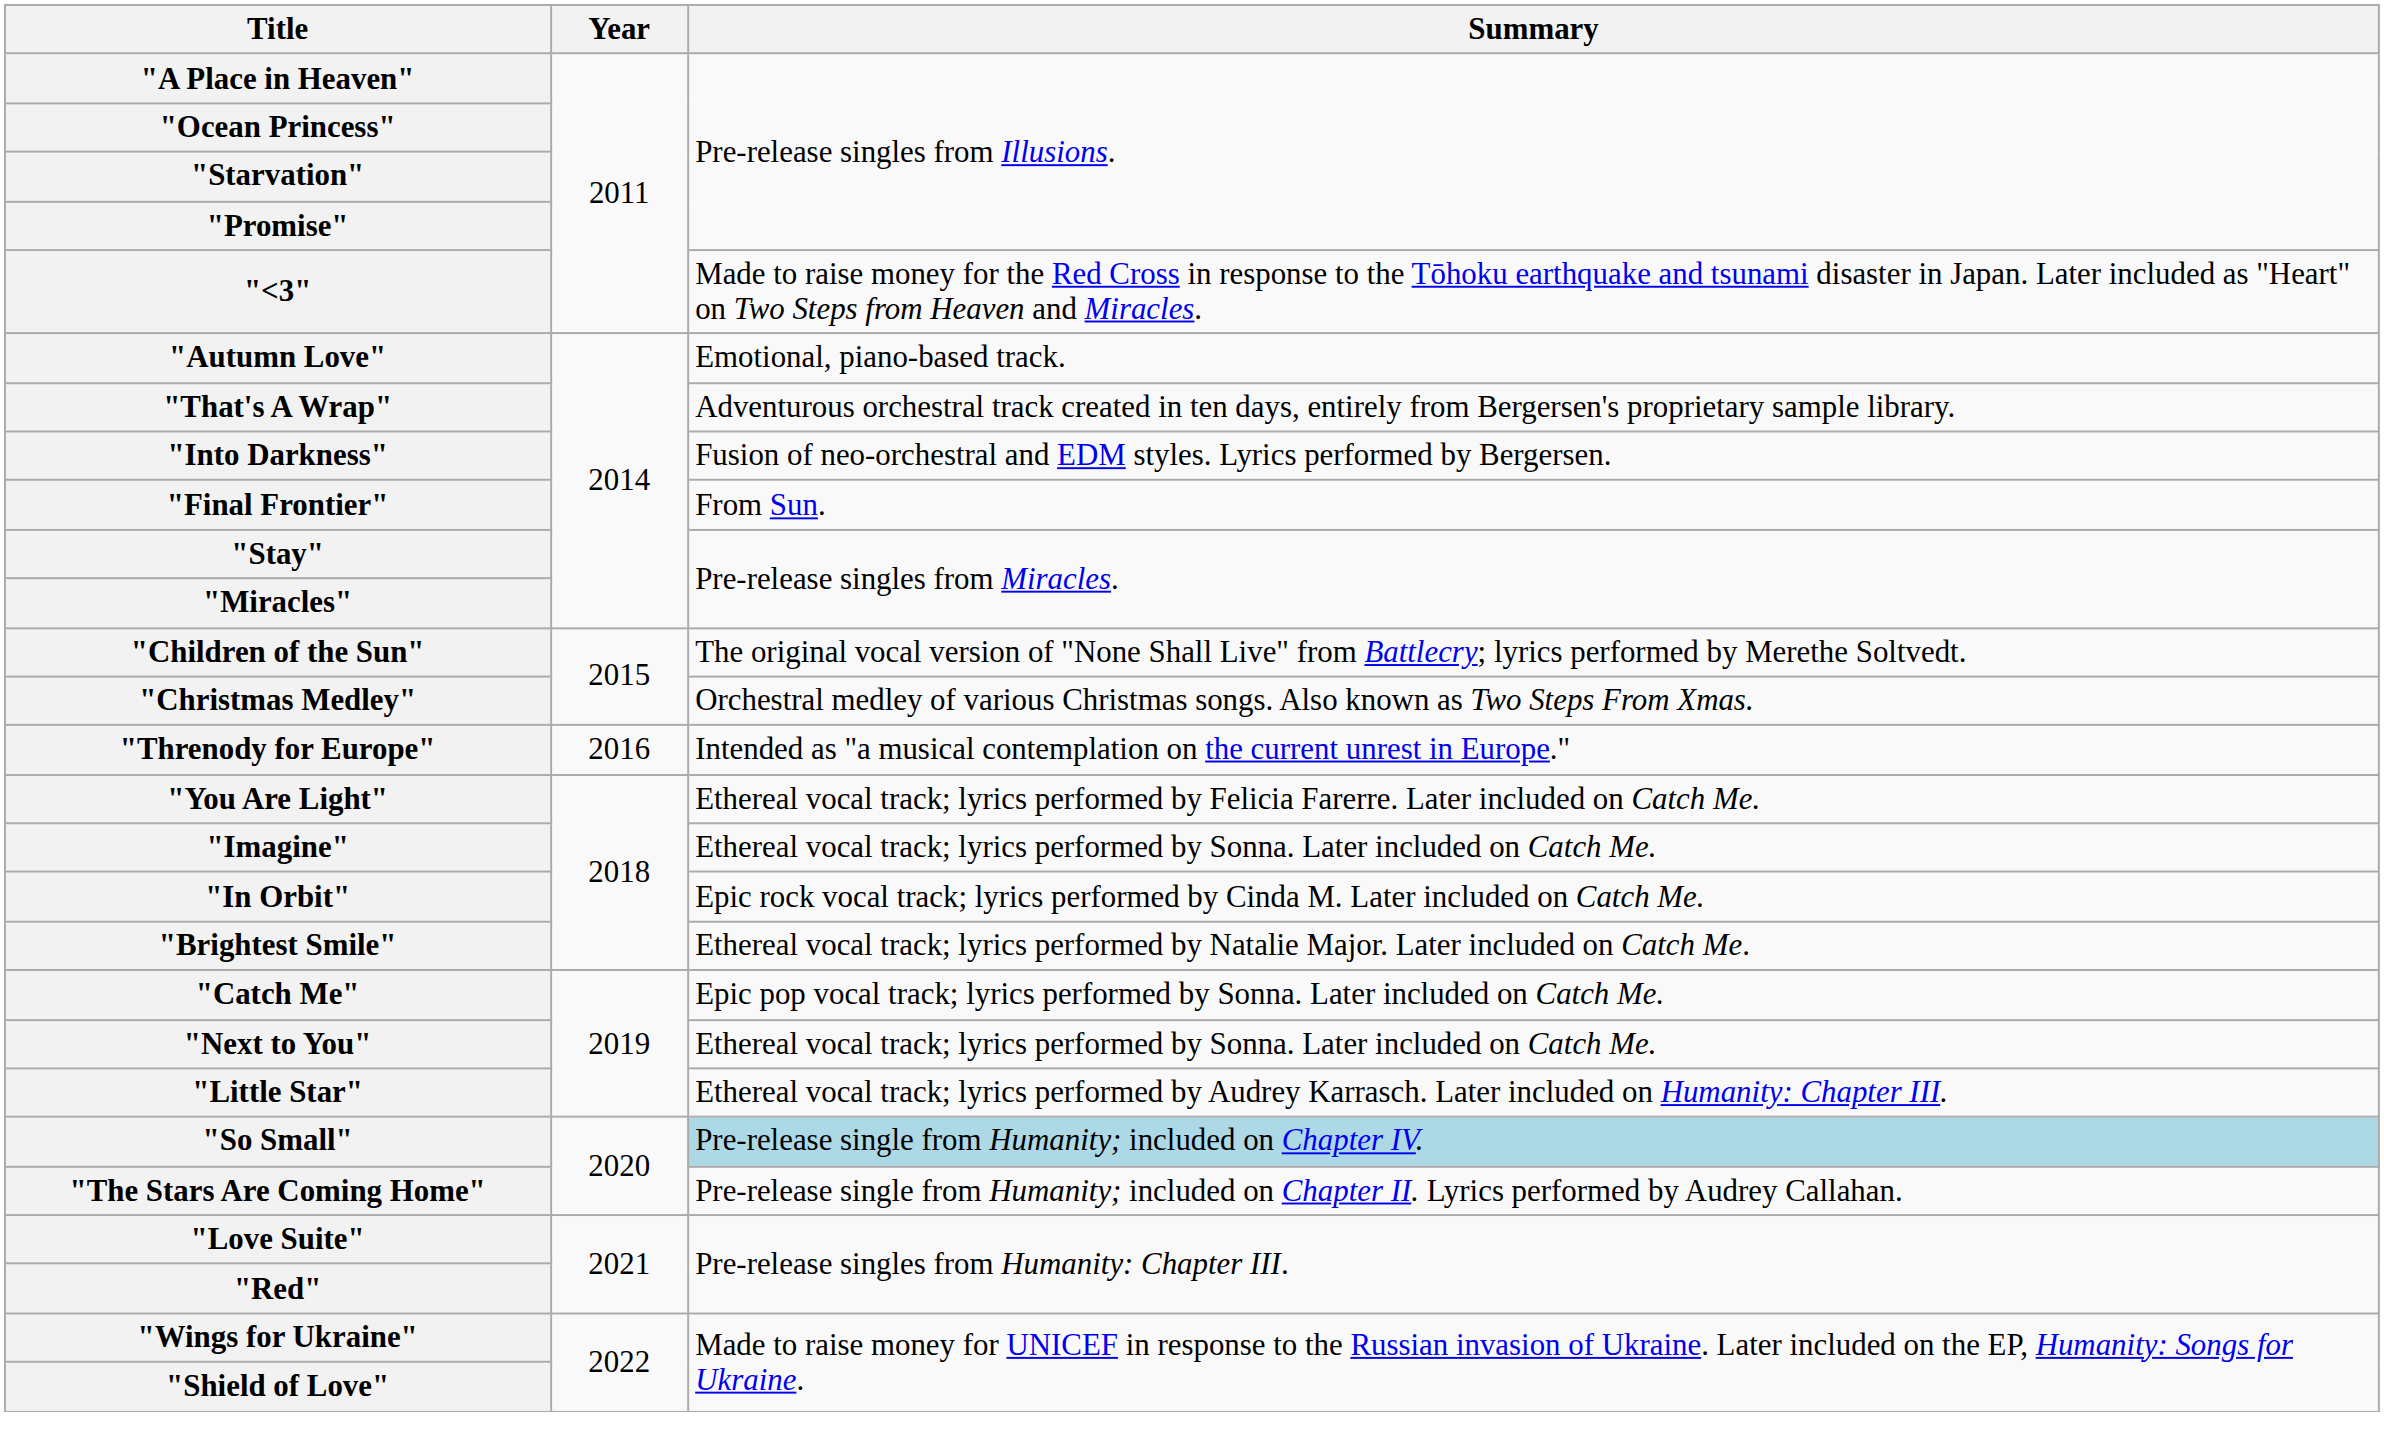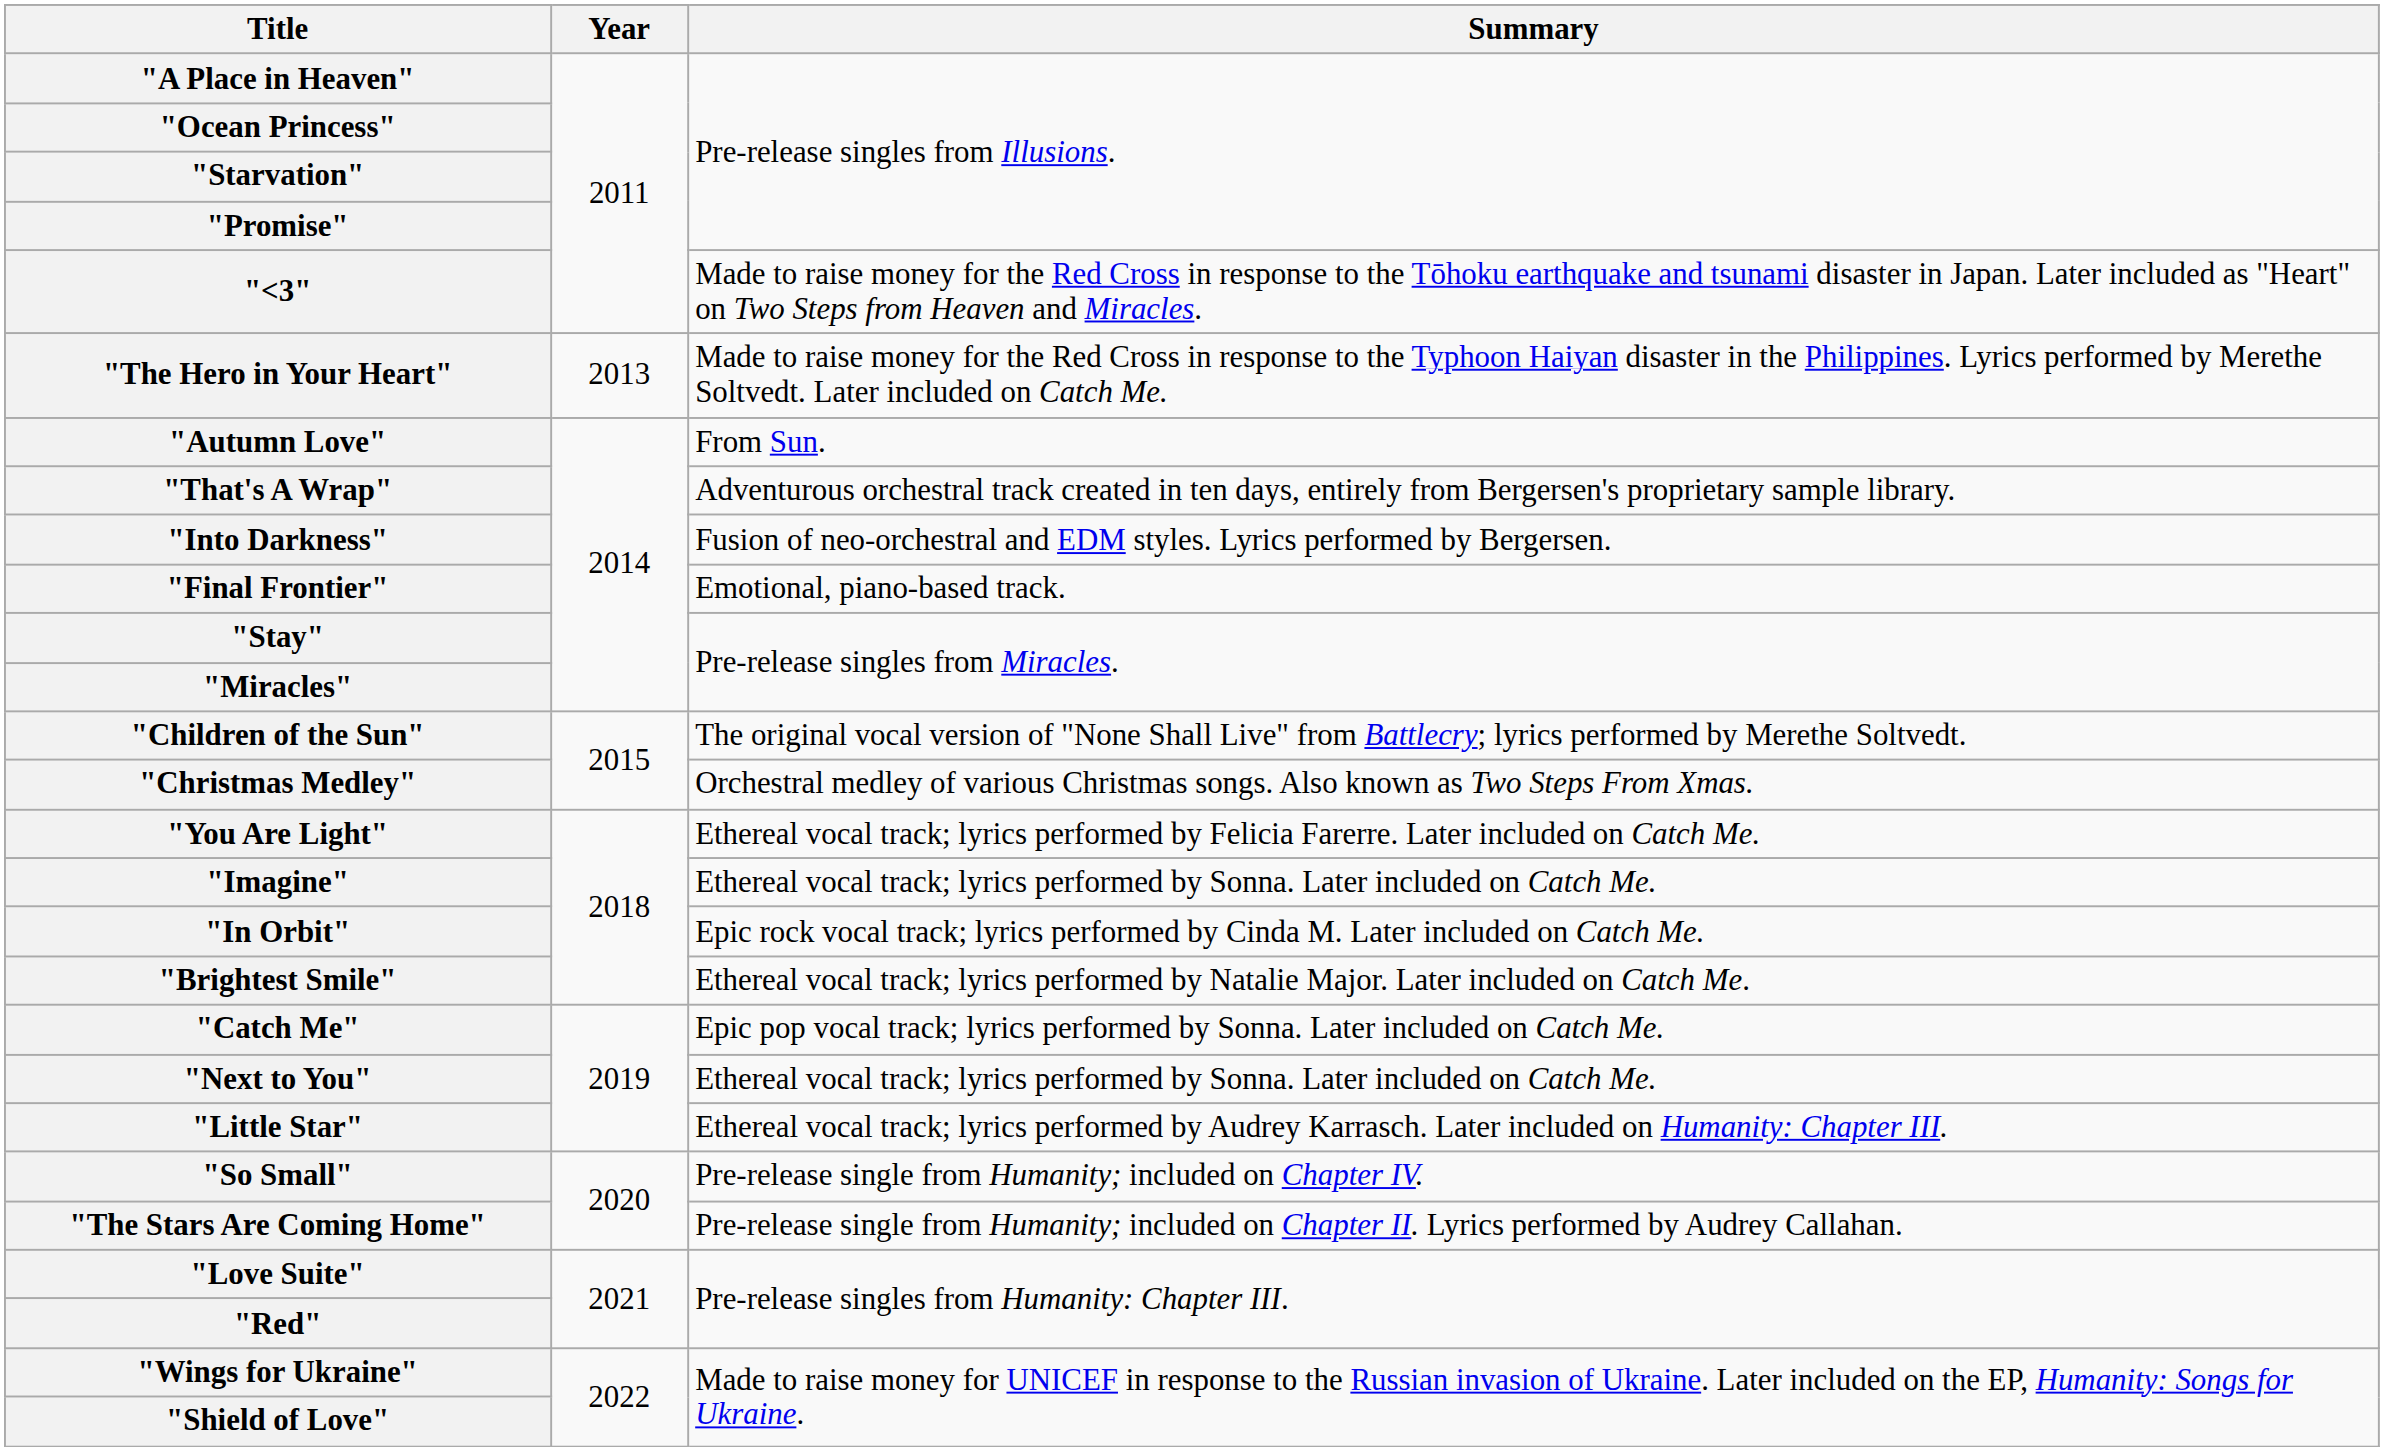+ row: (278, 374)
(880, 357) Emotional, piano-based track. -> (760, 441) From Sun.
(760, 504) From Sun. -> (880, 588) Emotional, piano-based track.
- row: (278, 749)
(1059, 1141) lightblue background -> (1059, 1175) no background
